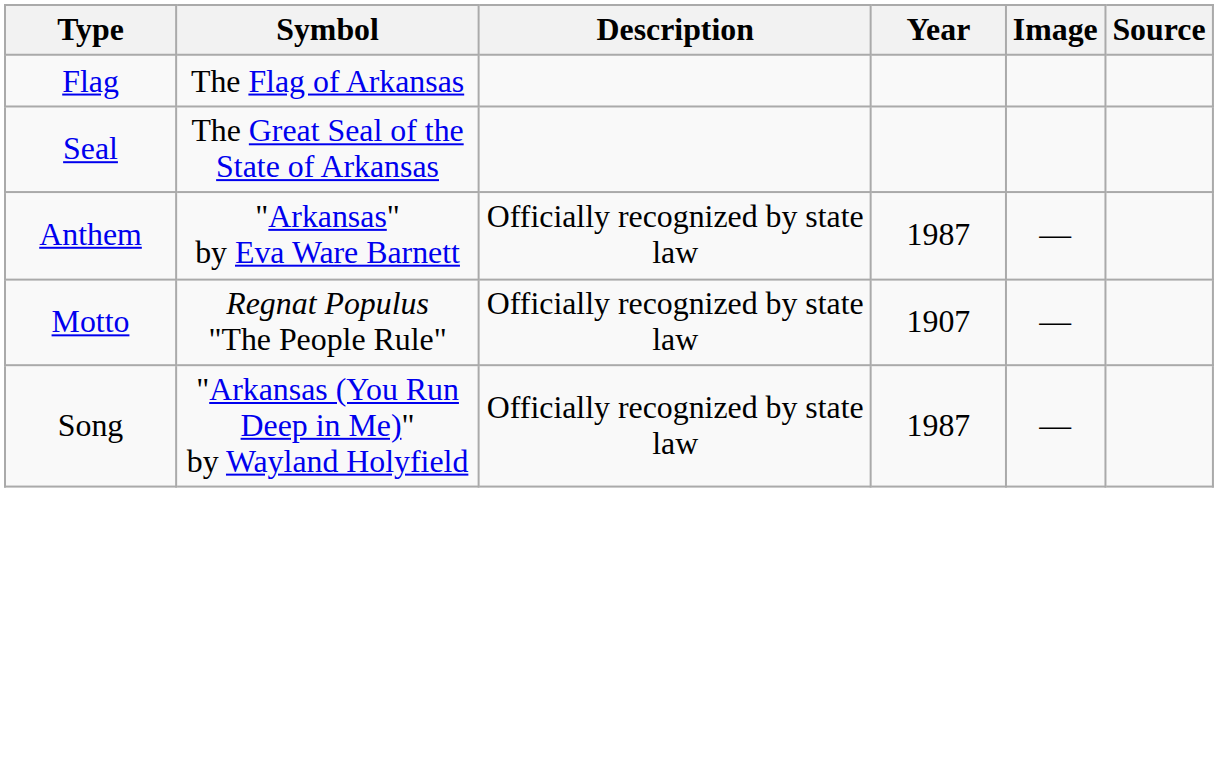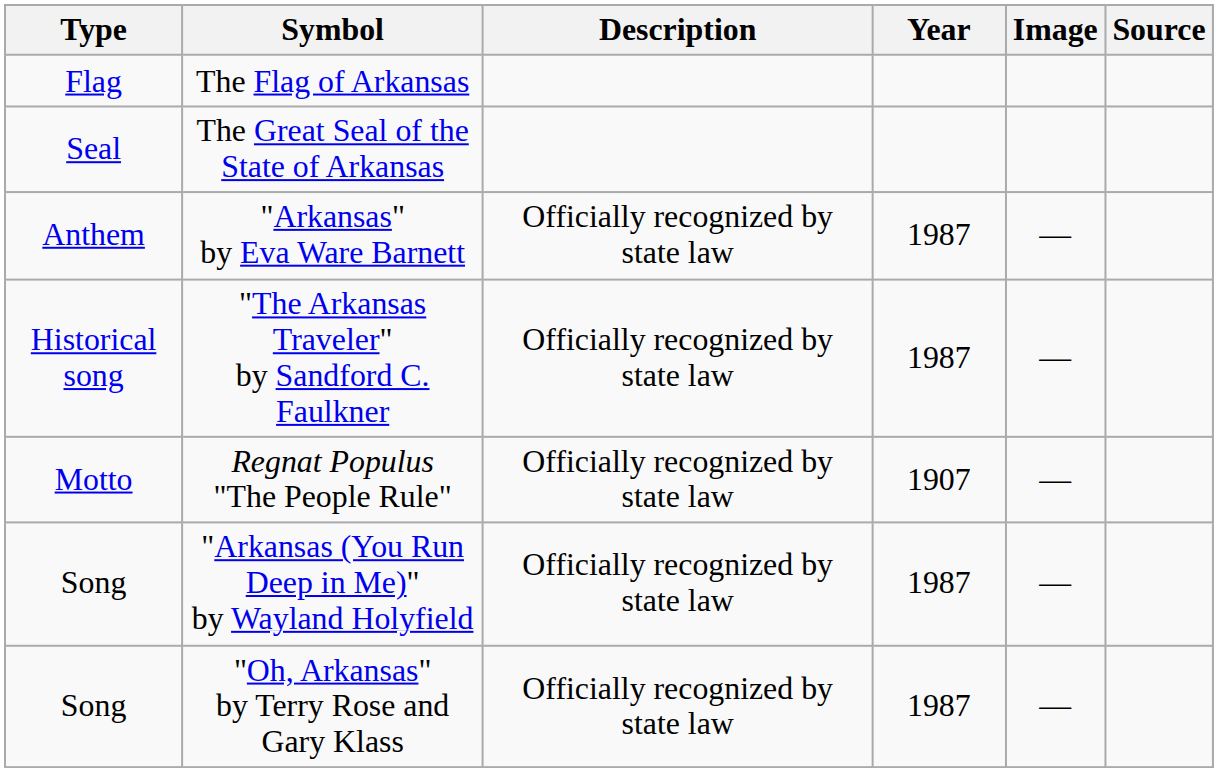+ row: (333, 357)
+ row: (333, 705)
